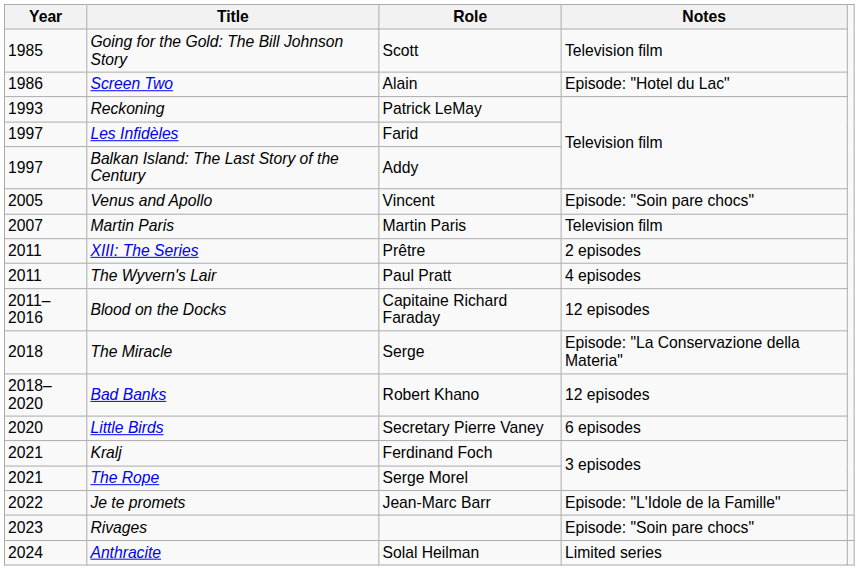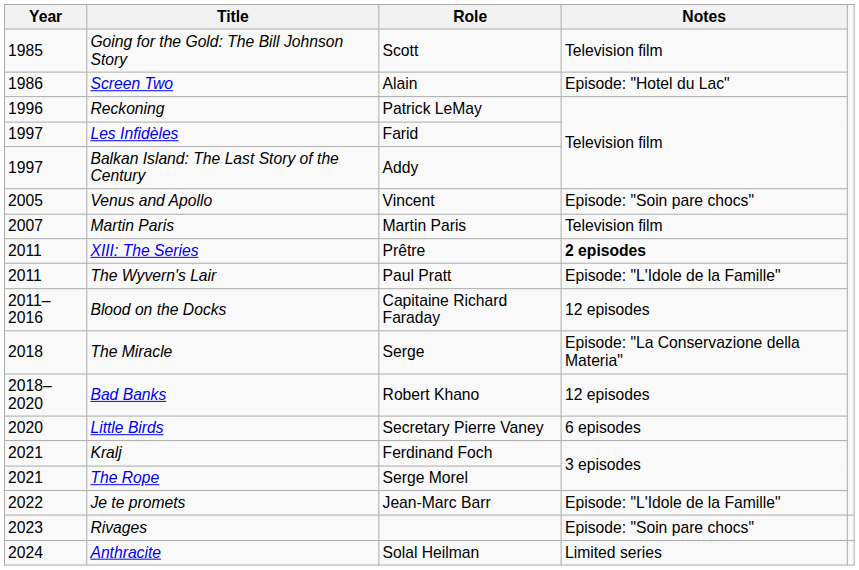(26, 109) 1993 -> (26, 109) 1996
(603, 251) normal -> (606, 251) bold
(603, 276) 4 episodes -> (673, 276) Episode: "L'Idole de la Famille"
